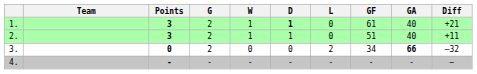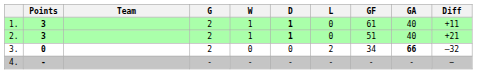columns swapped: (86, 11) <-> (169, 11)
(452, 24) +21 -> (452, 24) +11
(290, 37) normal -> (290, 37) bold
(452, 37) +11 -> (452, 37) +21
